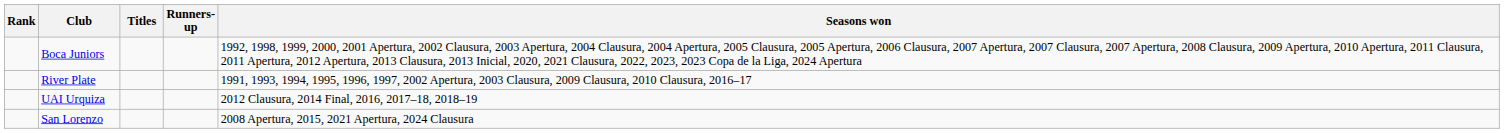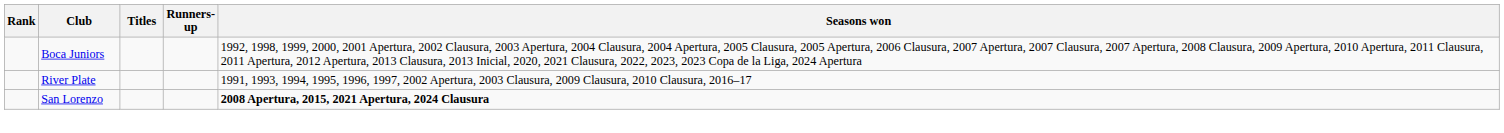- row: (73, 99)
(347, 118) normal -> (355, 99) bold
